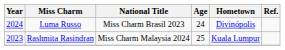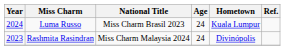(236, 24) Divinópolis -> (236, 24) Kuala Lumpur
(200, 38) 25 -> (200, 38) 24
(236, 38) Kuala Lumpur -> (236, 38) Divinópolis
